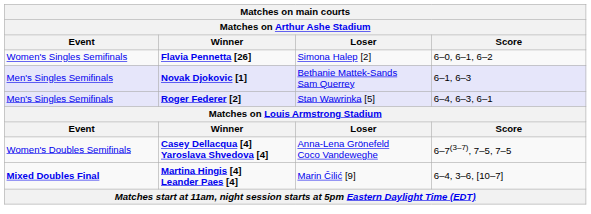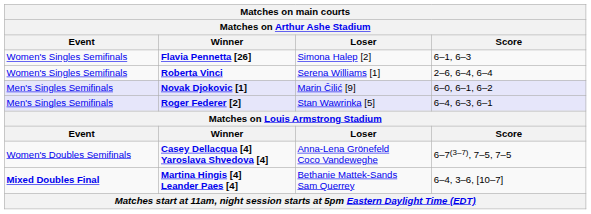(463, 57) 6–0, 6–1, 6–2 -> (453, 57) 6–1, 6–3
+ row: (192, 73)
(347, 78) Bethanie Mattek-Sands Sam Querrey -> (326, 88) Marin Čilić [9]
(453, 78) 6–1, 6–3 -> (463, 88) 6–0, 6–1, 6–2
(326, 176) Marin Čilić [9] -> (347, 180) Bethanie Mattek-Sands Sam Querrey
